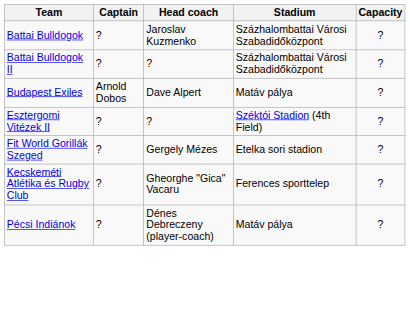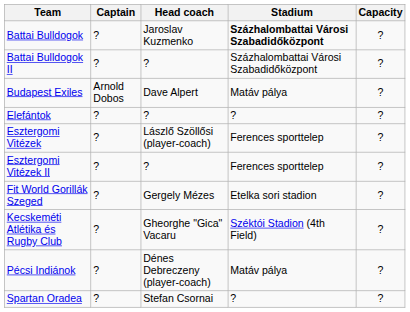(291, 35) normal -> (289, 35) bold
+ row: (29, 115)
+ row: (33, 138)
(283, 121) Széktói Stadion (4th Field) -> (277, 166) Ferences sporttelep
(282, 184) Ferences sporttelep -> (278, 230) Széktói Stadion (4th Field)
+ row: (44, 299)
